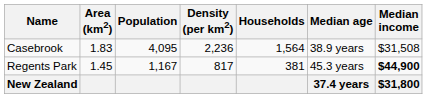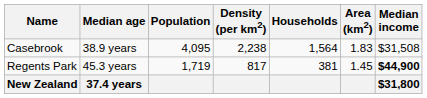columns swapped: (98, 21) <-> (341, 21)
(219, 47) 2,236 -> (252, 47) 2,238
(163, 66) 1,167 -> (196, 66) 1,719
